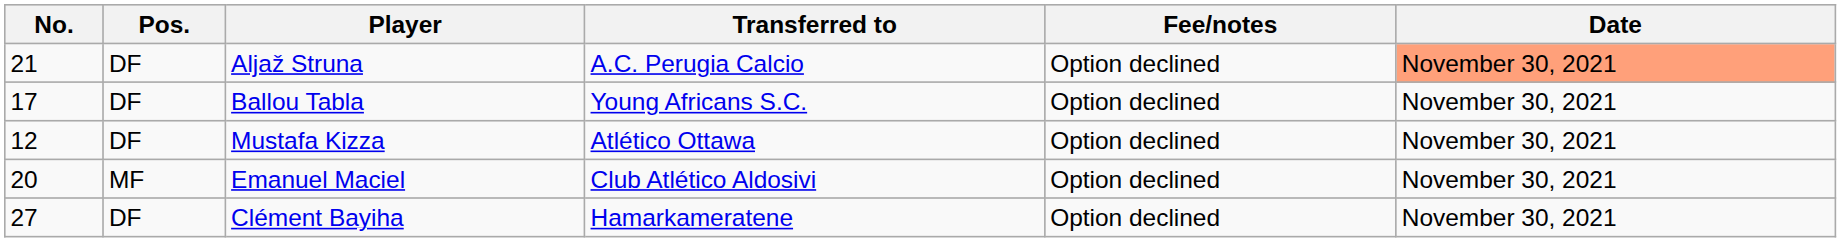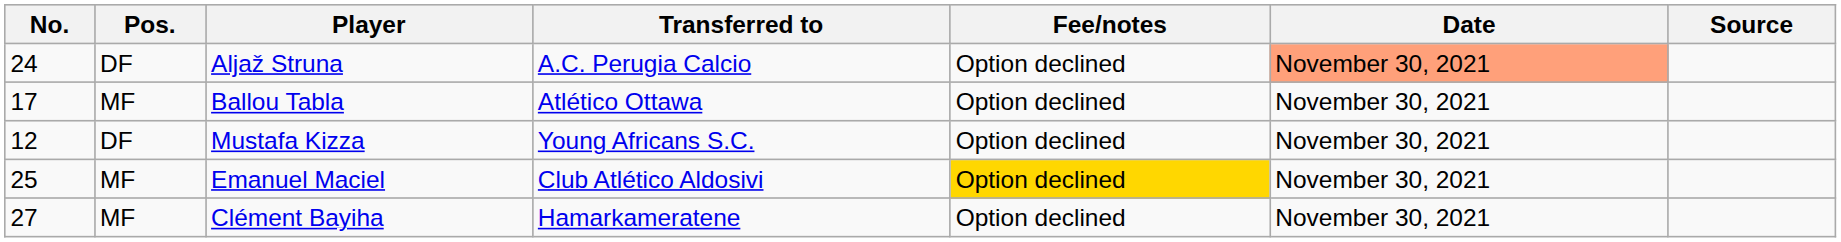+ column: (1752, 24)
(24, 63) 21 -> (24, 63) 24
(125, 102) DF -> (118, 102) MF
(699, 102) Young Africans S.C. -> (620, 102) Atlético Ottawa
(673, 141) Atlético Ottawa -> (646, 141) Young Africans S.C.
(24, 179) 20 -> (24, 179) 25
(1135, 179) no background -> (1041, 179) gold background
(125, 218) DF -> (118, 218) MF
